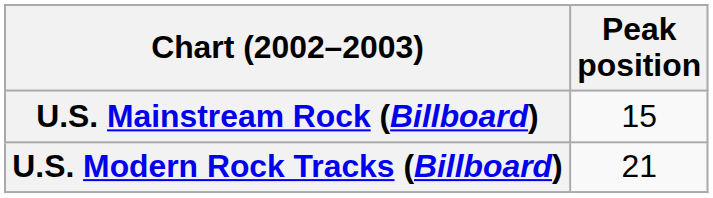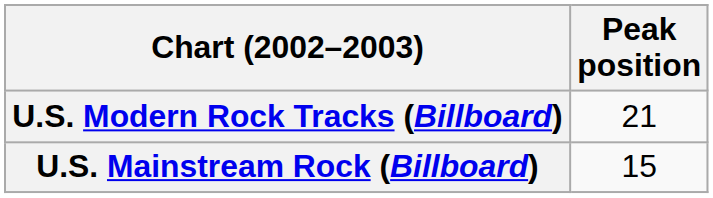rows swapped: (287, 116) <-> (287, 166)
